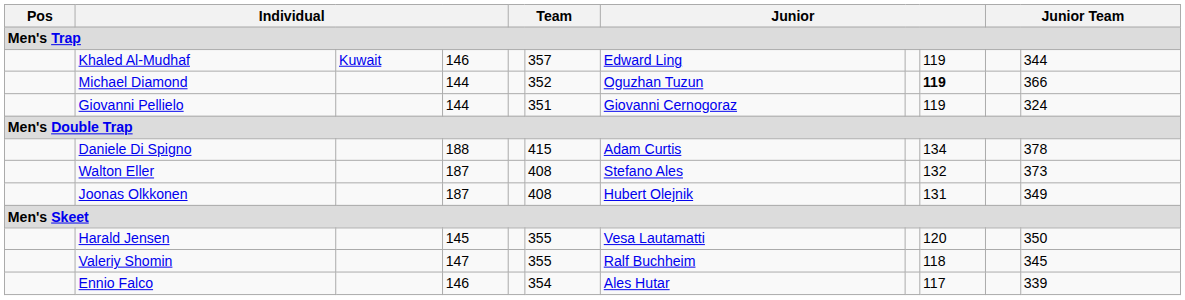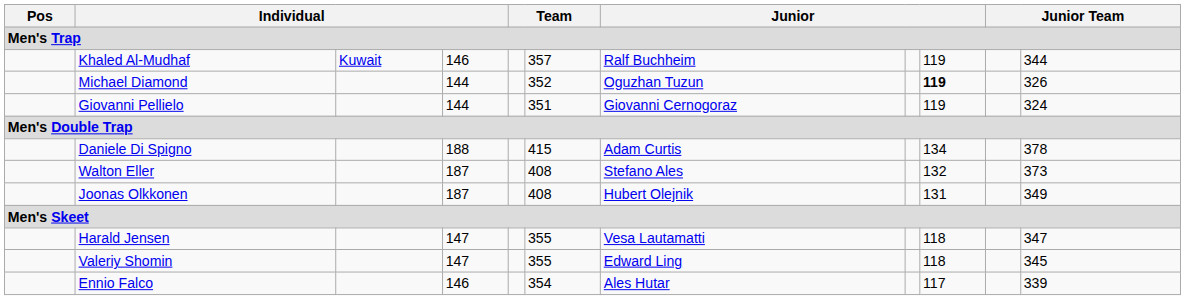(643, 61) Edward Ling -> (650, 61) Ralf Buchheim
(1035, 83) 366 -> (1035, 83) 326
(457, 239) 145 -> (457, 239) 147
(935, 239) 120 -> (934, 239) 118
(1035, 239) 350 -> (1035, 239) 347
(650, 261) Ralf Buchheim -> (643, 261) Edward Ling
